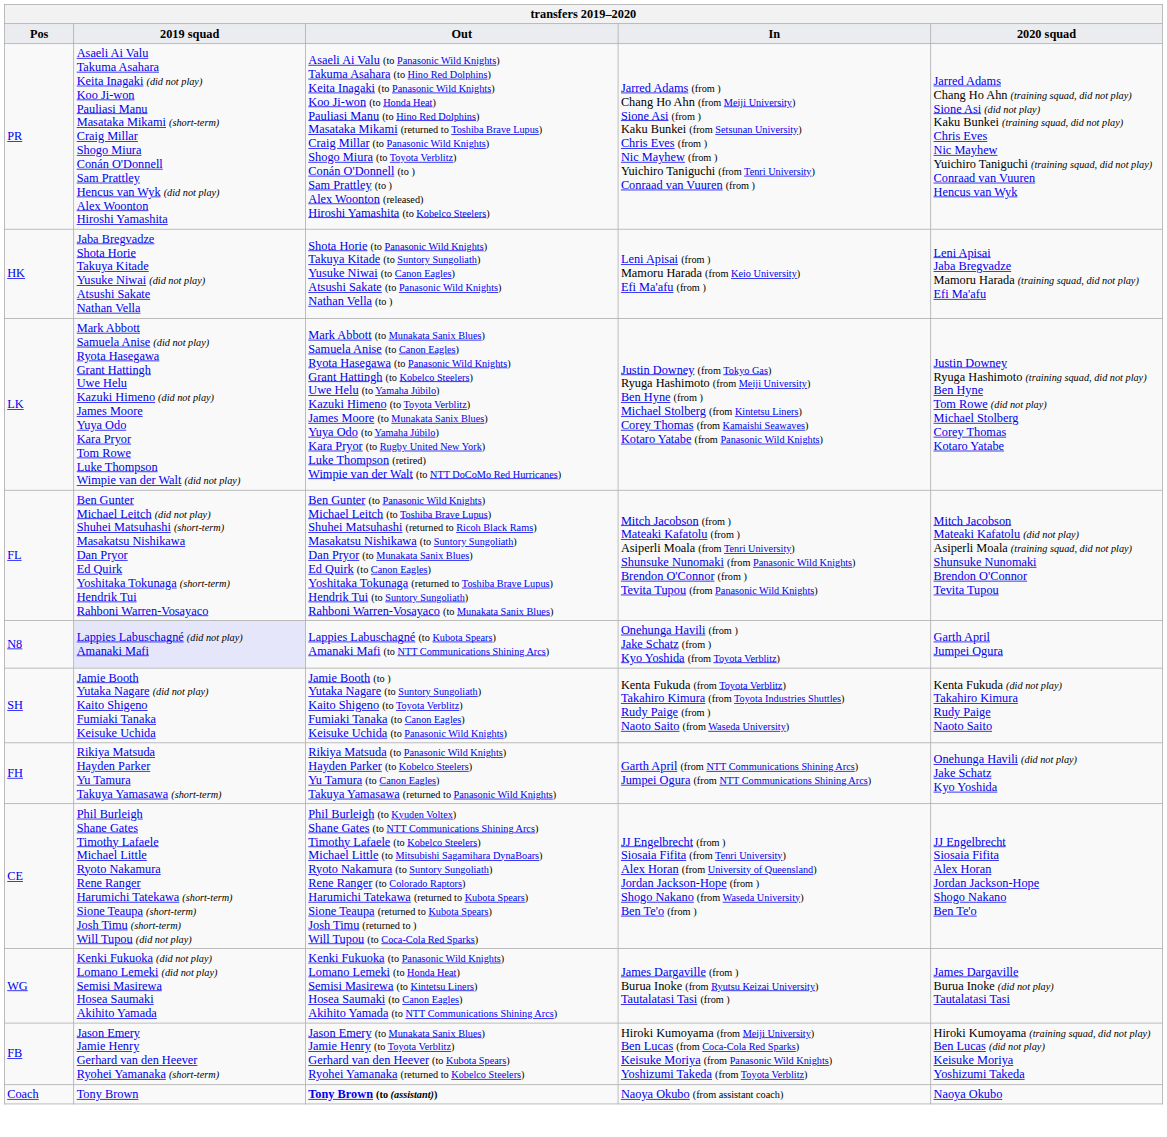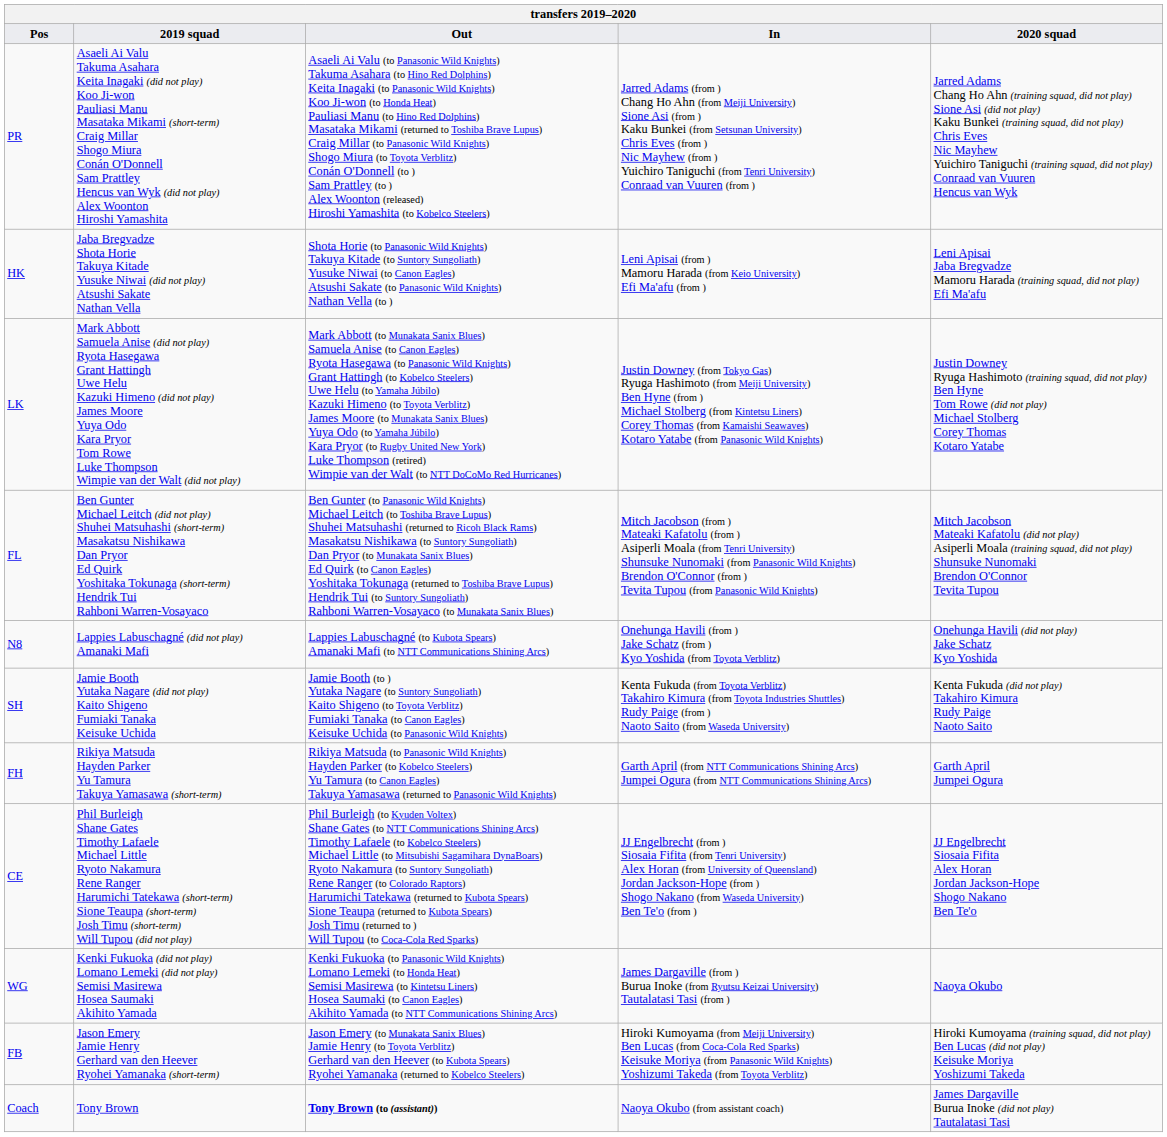(160, 644) lavender background -> (160, 644) no background
(968, 644) Garth April Jumpei Ogura -> (1005, 644) Onehunga Havili (did not play) Jake Schatz Kyo Yoshida
(1005, 773) Onehunga Havili (did not play) Jake Schatz Kyo Yoshida -> (968, 773) Garth April Jumpei Ogura
(994, 985) James Dargaville Burua Inoke (did not play) Tautalatasi Tasi -> (968, 985) Naoya Okubo
(968, 1094) Naoya Okubo -> (994, 1108) James Dargaville Burua Inoke (did not play) Tautalatasi Tasi
